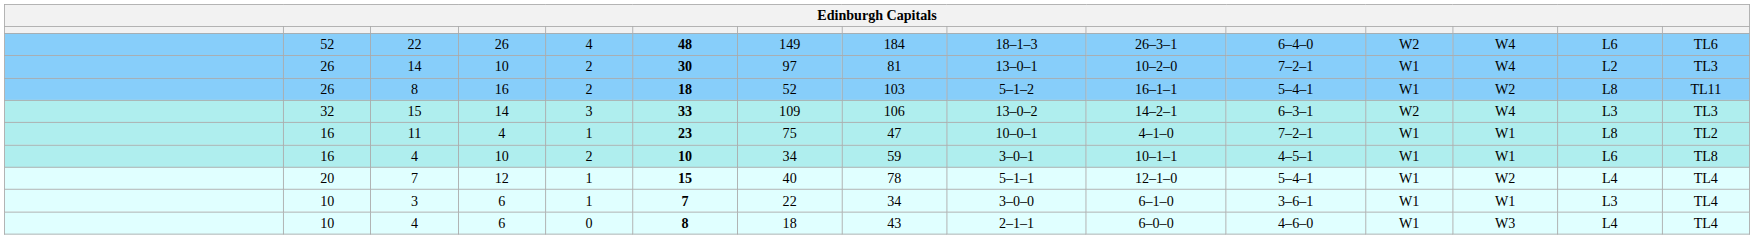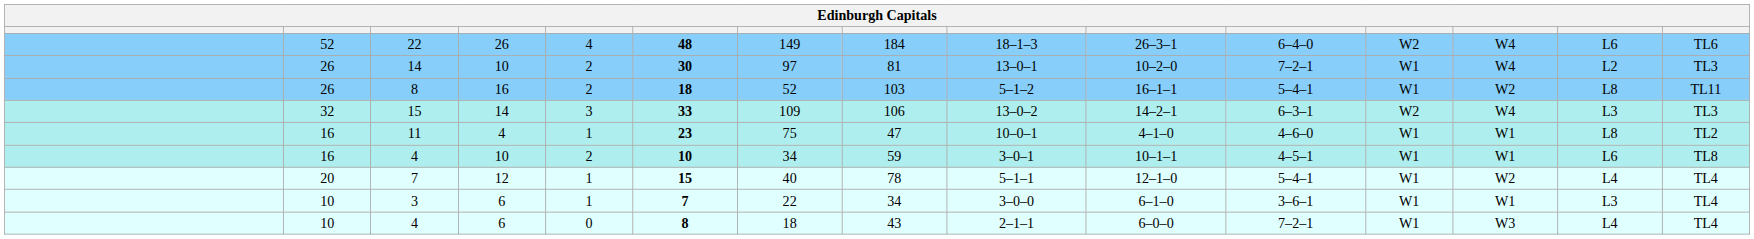(1296, 133) 7–2–1 -> (1296, 133) 4–6–0
(1296, 223) 4–6–0 -> (1296, 223) 7–2–1
